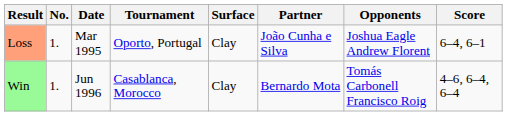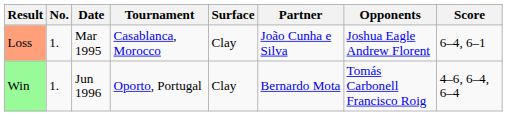(158, 43) Oporto, Portugal -> (145, 43) Casablanca, Morocco
(145, 86) Casablanca, Morocco -> (158, 86) Oporto, Portugal
